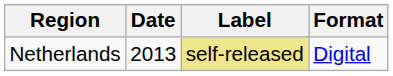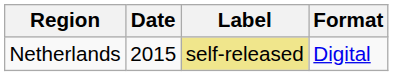(153, 53) 2013 -> (153, 53) 2015
